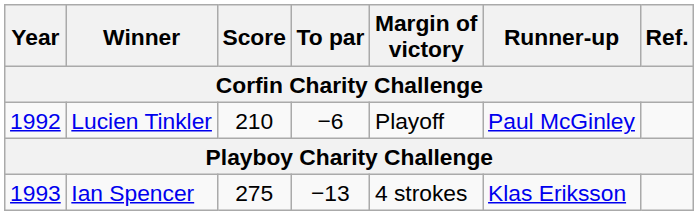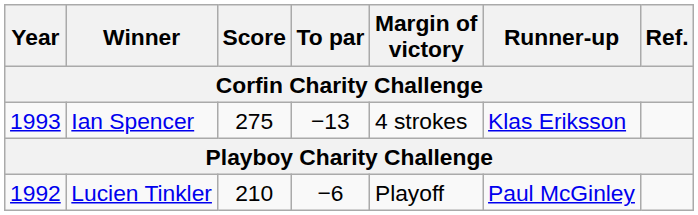rows swapped: (133, 193) <-> (142, 121)
